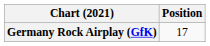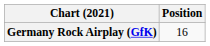(182, 32) 17 -> (182, 32) 16
